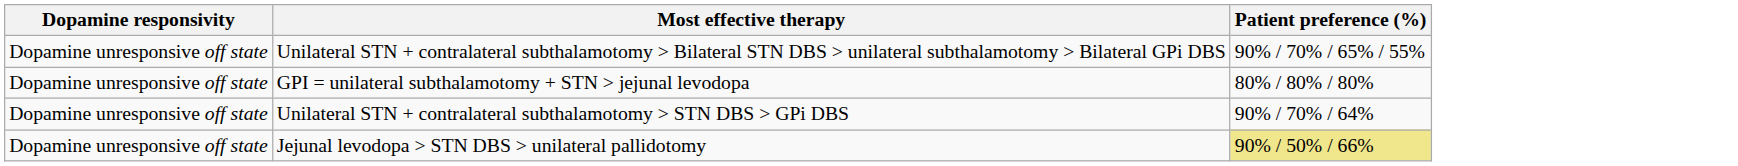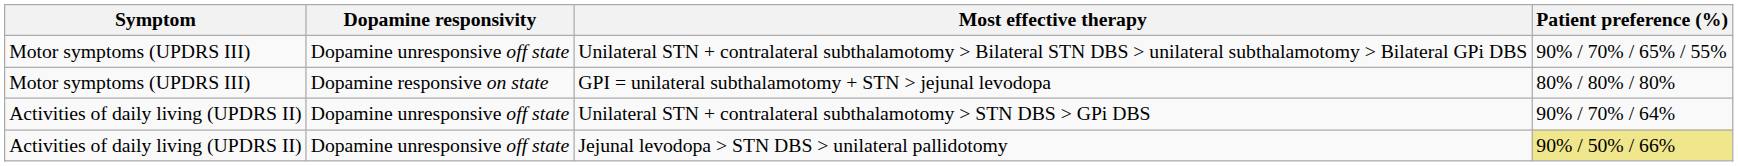+ column: (155, 20)
(138, 82) Dopamine unresponsive off state -> (430, 82) Dopamine responsive on state
